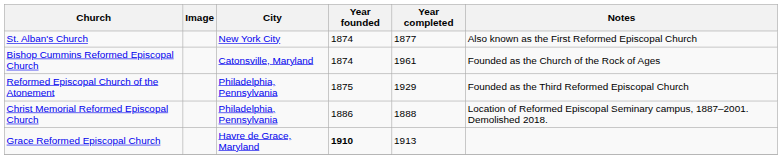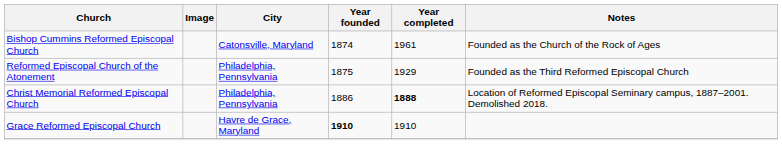- row: (47, 39)
(405, 114) normal -> (405, 98) bold
(405, 141) 1913 -> (405, 125) 1910
